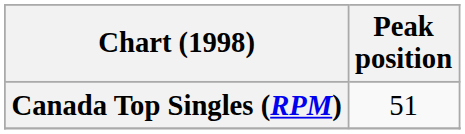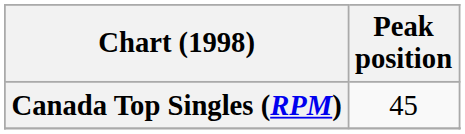(404, 104) 51 -> (404, 104) 45
